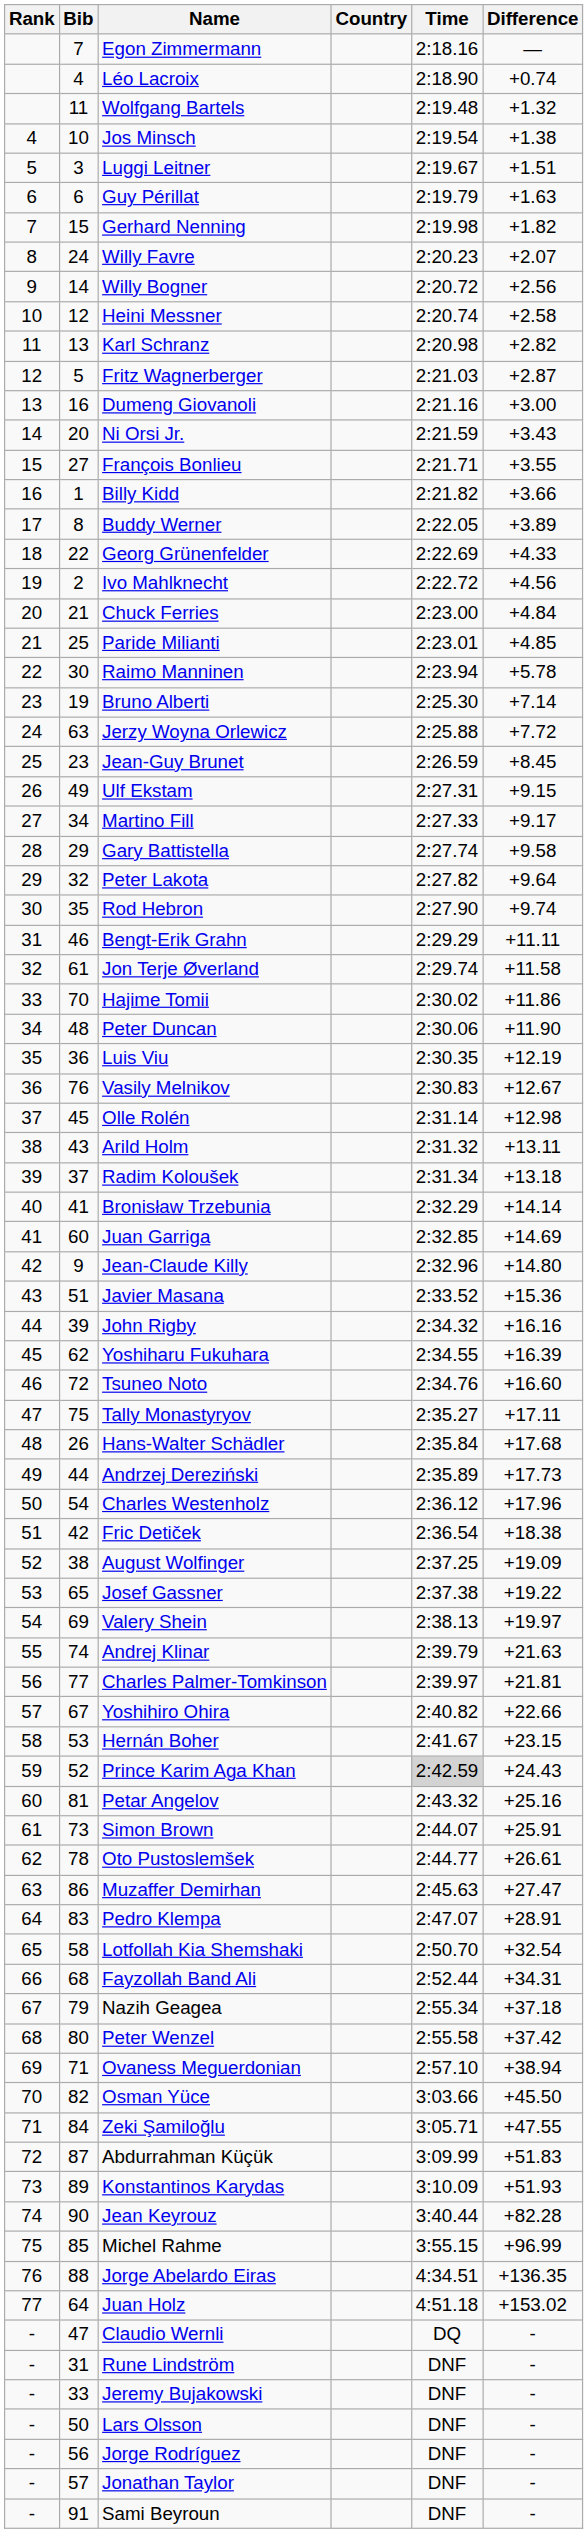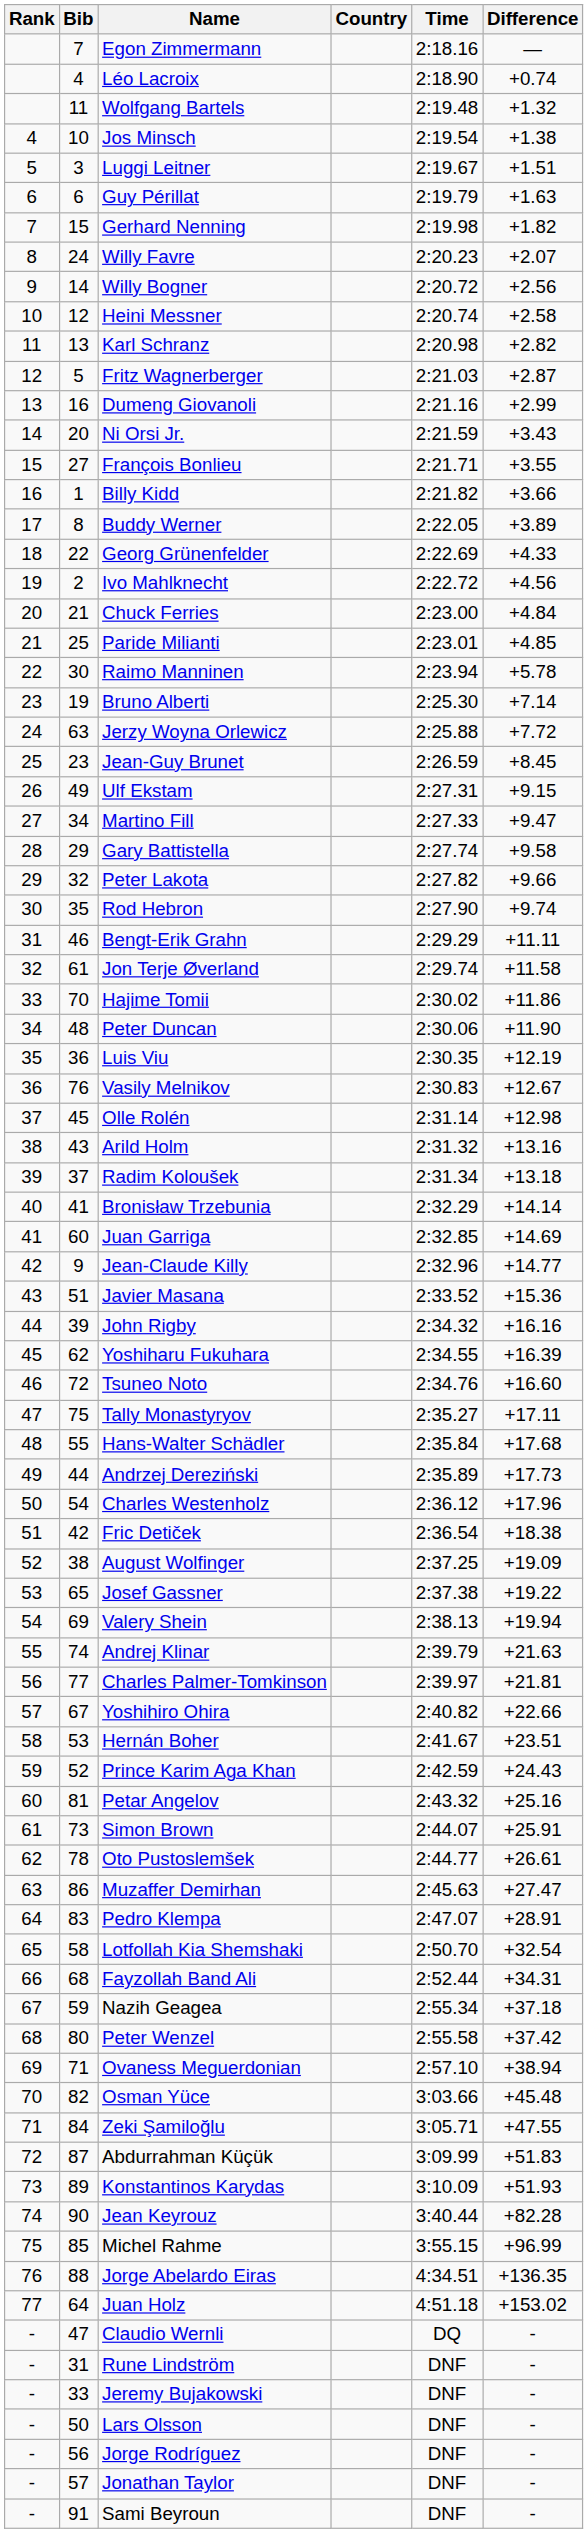(533, 405) +3.00 -> (533, 405) +2.99
(533, 820) +9.17 -> (533, 820) +9.47
(533, 880) +9.64 -> (533, 880) +9.66
(533, 1147) +13.11 -> (533, 1147) +13.16
(533, 1266) +14.80 -> (533, 1266) +14.77
(78, 1444) 26 -> (78, 1444) 55
(533, 1622) +19.97 -> (533, 1622) +19.94
(533, 1741) +23.15 -> (533, 1741) +23.51
(447, 1770) lightgrey background -> (447, 1770) no background
(78, 2008) 79 -> (78, 2008) 59
(533, 2097) +45.50 -> (533, 2097) +45.48
